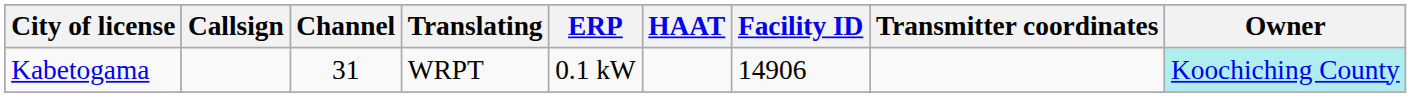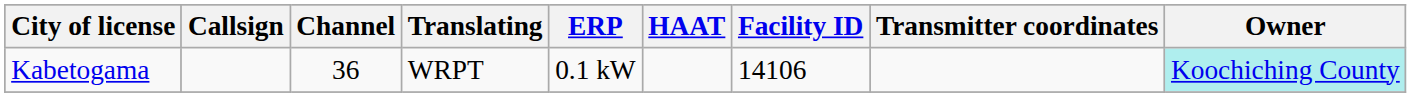(346, 69) 31 -> (346, 69) 36
(772, 69) 14906 -> (772, 69) 14106
